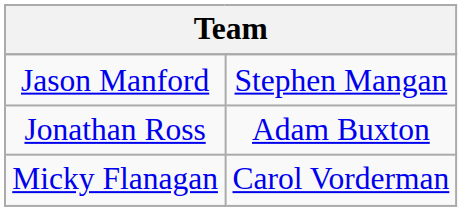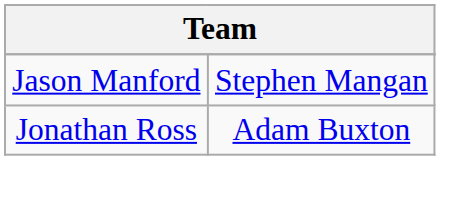- row: (115, 179)
